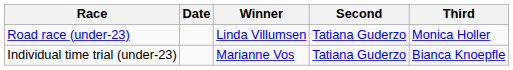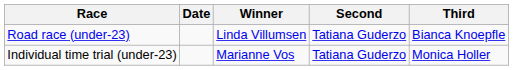(451, 34) Monica Holler -> (459, 34) Bianca Knoepfle
(459, 55) Bianca Knoepfle -> (451, 55) Monica Holler
